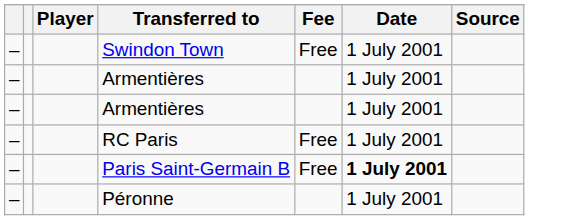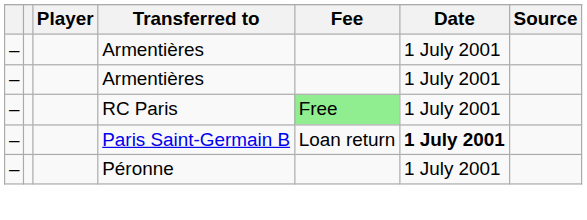- row: (14, 49)
(318, 139) no background -> (318, 109) lightgreen background
(318, 169) Free -> (347, 139) Loan return
